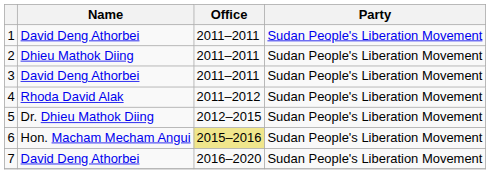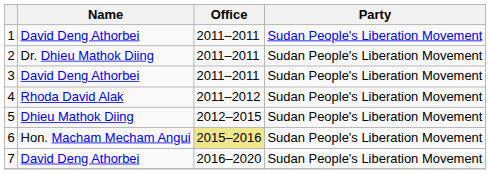(77, 55) Dhieu Mathok Diing -> (87, 55) Dr. Dhieu Mathok Diing
(87, 117) Dr. Dhieu Mathok Diing -> (77, 117) Dhieu Mathok Diing
